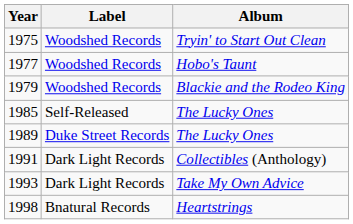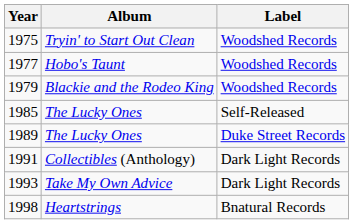columns swapped: (261, 16) <-> (107, 16)
